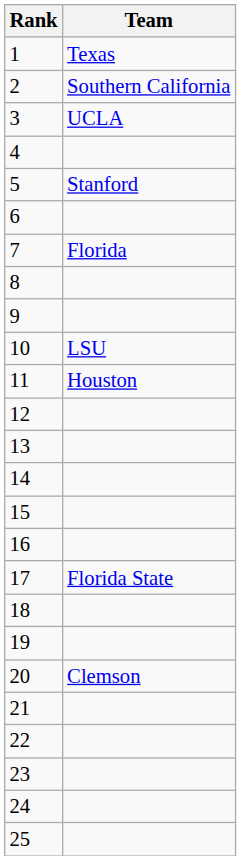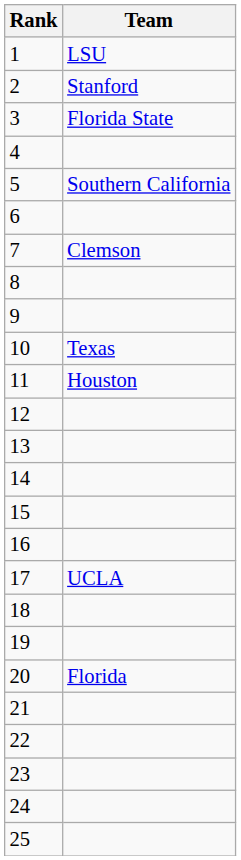(91, 53) Texas -> (87, 53) LSU
(149, 86) Southern California -> (103, 86) Stanford
(95, 119) UCLA -> (120, 119) Florida State
(103, 184) Stanford -> (149, 184) Southern California
(97, 250) Florida -> (104, 250) Clemson
(87, 348) LSU -> (91, 348) Texas
(120, 577) Florida State -> (95, 577) UCLA
(104, 675) Clemson -> (97, 675) Florida
